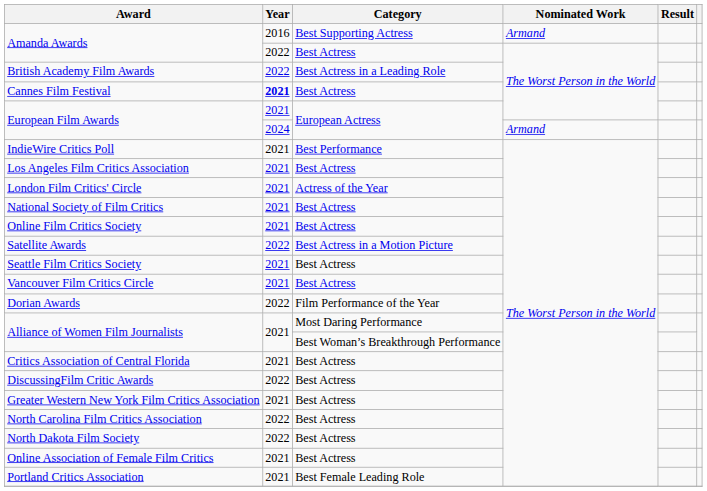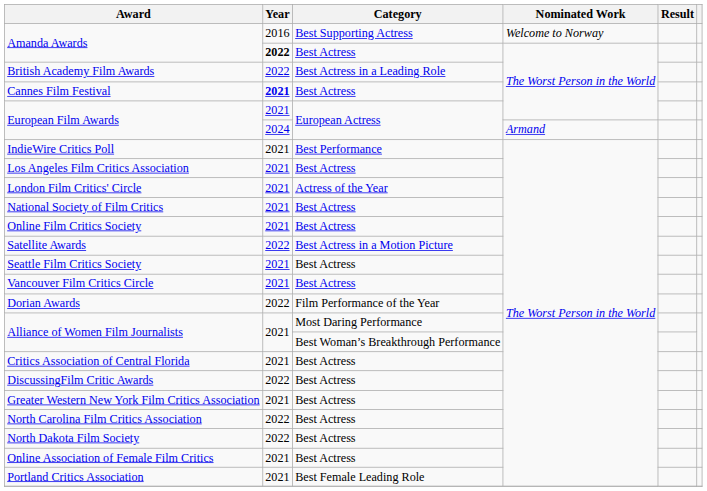(525, 33) Armand -> (555, 33) Welcome to Norway
(277, 52) normal -> (277, 52) bold
